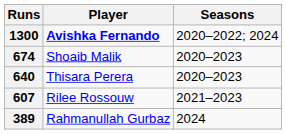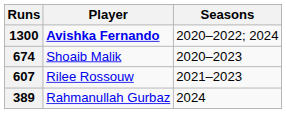- row: (24, 77)
